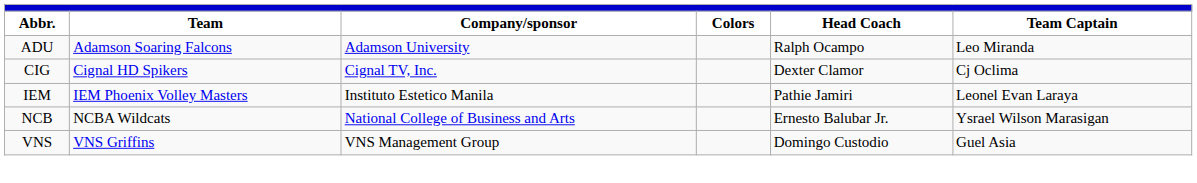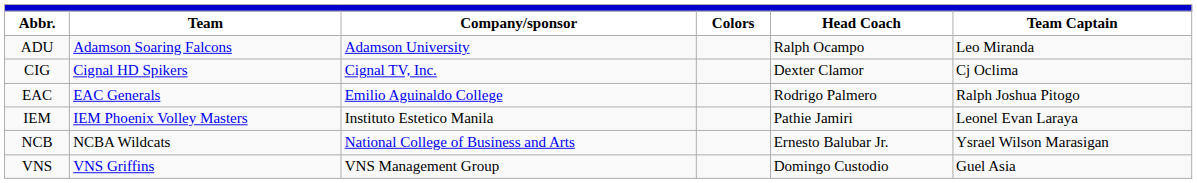+ row: (37, 94)
